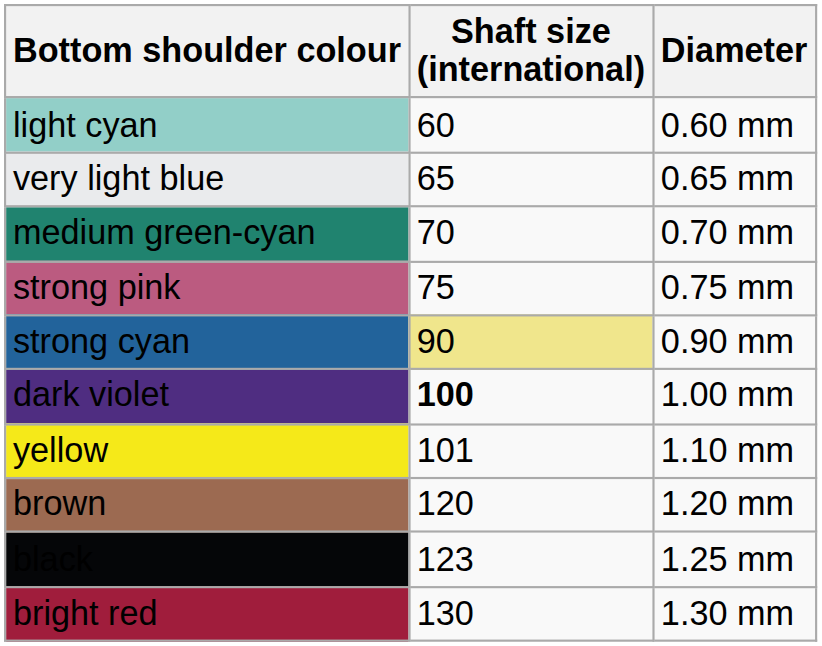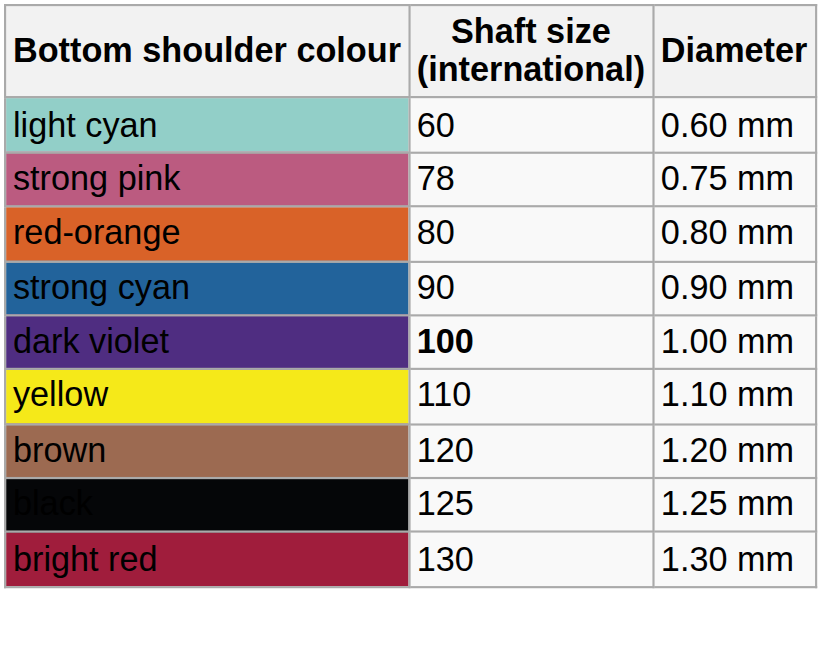- row: (119, 178)
- row: (164, 233)
(436, 287) 75 -> (436, 178) 78
+ row: (97, 233)
(436, 341) khaki background -> (436, 287) no background
(445, 450) 101 -> (444, 395) 110
(445, 558) 123 -> (445, 504) 125
